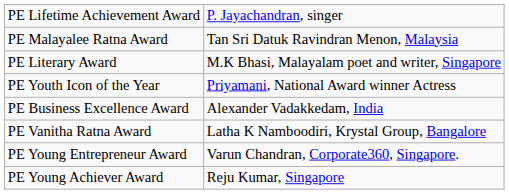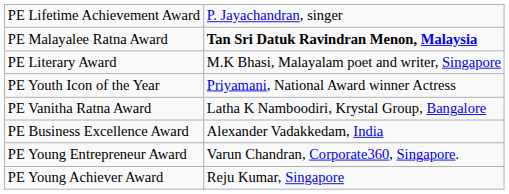(333, 39) normal -> (342, 39) bold
rows swapped: (80, 131) <-> (98, 108)
